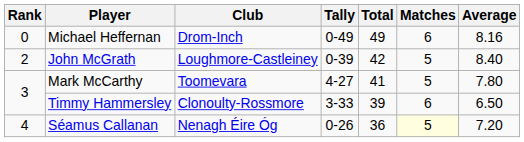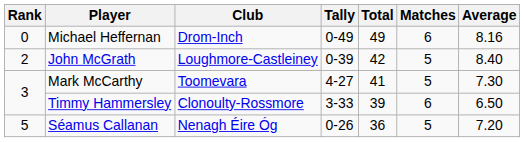(489, 81) 7.80 -> (489, 81) 7.30
(25, 125) 4 -> (25, 125) 5
(428, 125) lightyellow background -> (428, 125) no background
